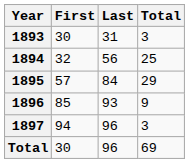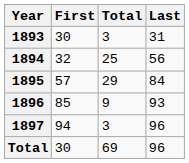columns swapped: (118, 16) <-> (161, 16)
